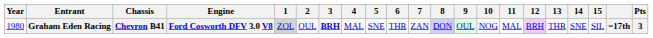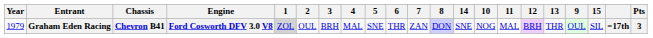columns swapped: (465, 11) <-> (578, 11)
(15, 25) 1980 -> (15, 25) 1979
(330, 25) bold -> (330, 25) normal
